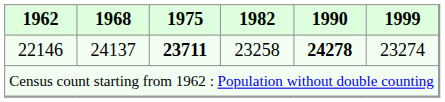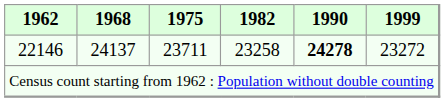(185, 50) bold -> (185, 50) normal
(403, 50) 23274 -> (403, 50) 23272
